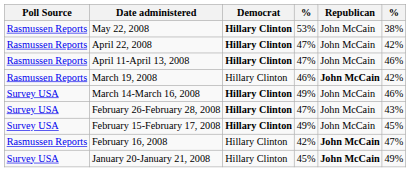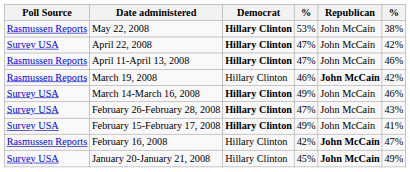(47, 45) Rasmussen Reports -> (33, 45) Survey USA
(394, 126) 45% -> (394, 126) 41%
